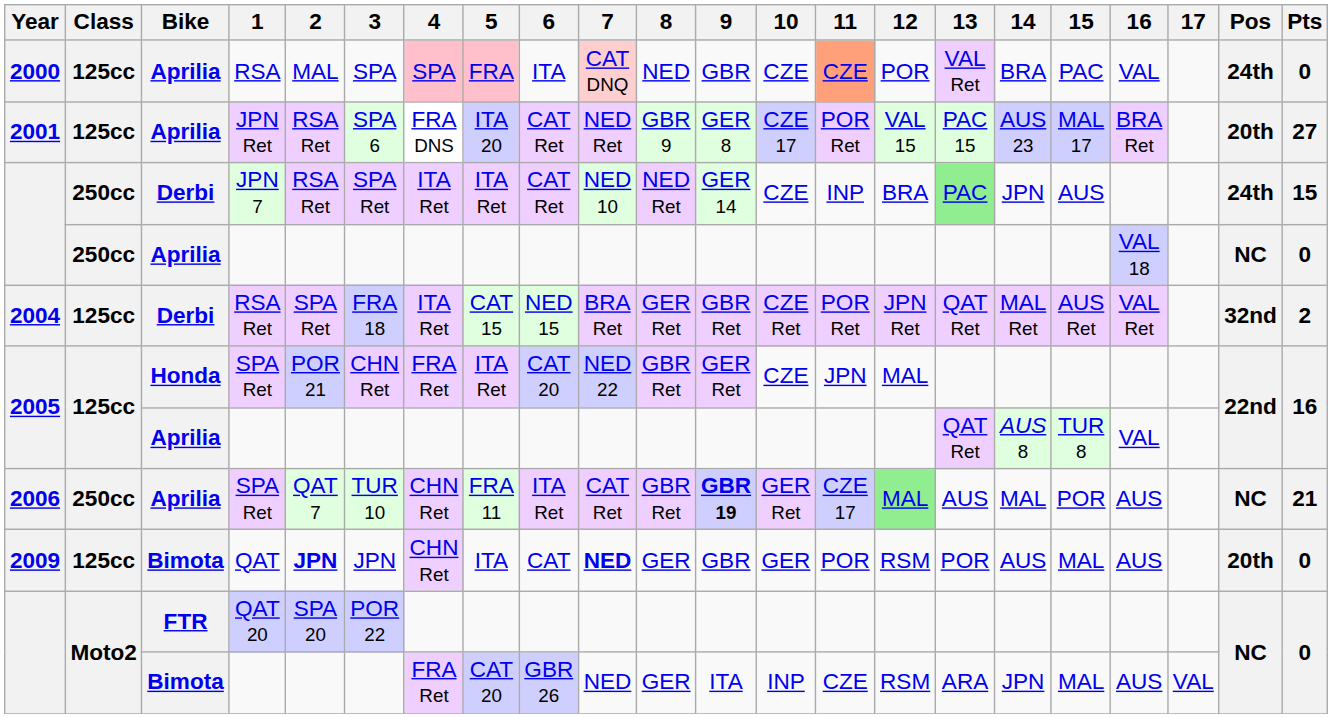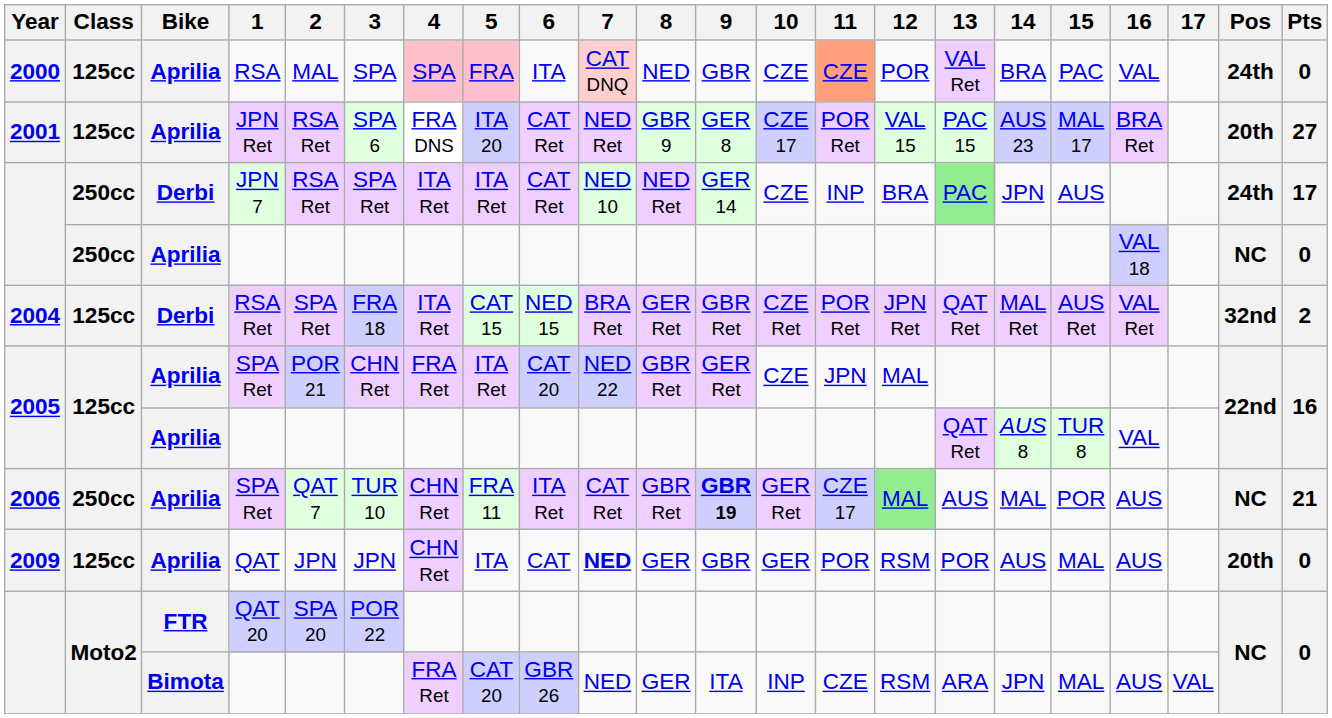(1305, 193) 15 -> (1305, 193) 17
(186, 376) Honda -> (186, 376) Aprilia
(186, 560) Bimota -> (186, 560) Aprilia
(315, 560) bold -> (315, 560) normal
